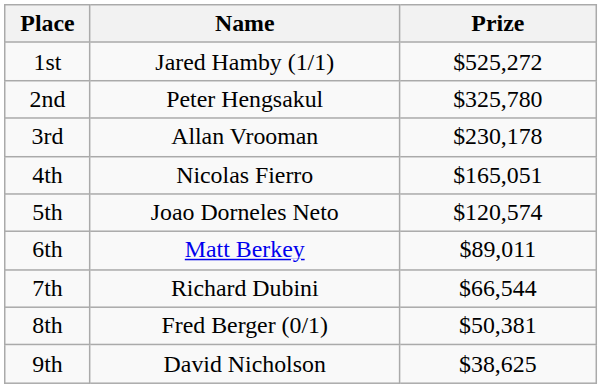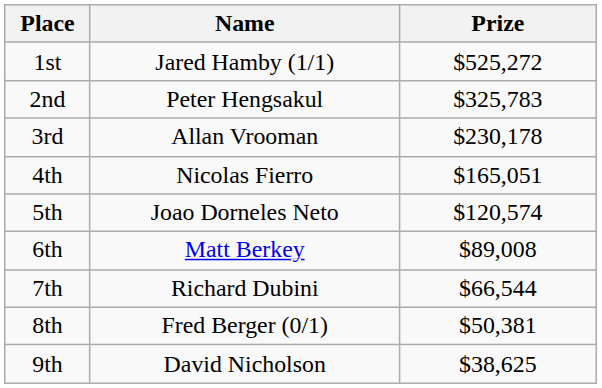(498, 99) $325,780 -> (498, 99) $325,783
(498, 250) $89,011 -> (498, 250) $89,008
